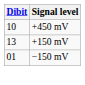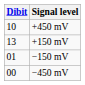+ row: (50, 73)
